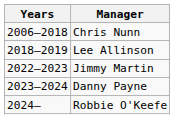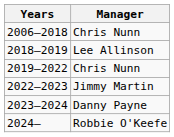+ row: (37, 68)
